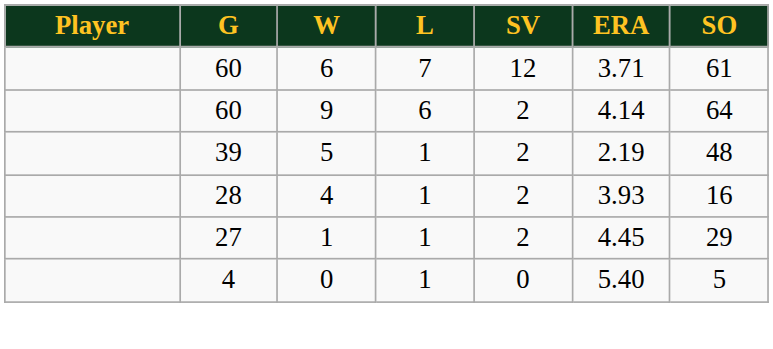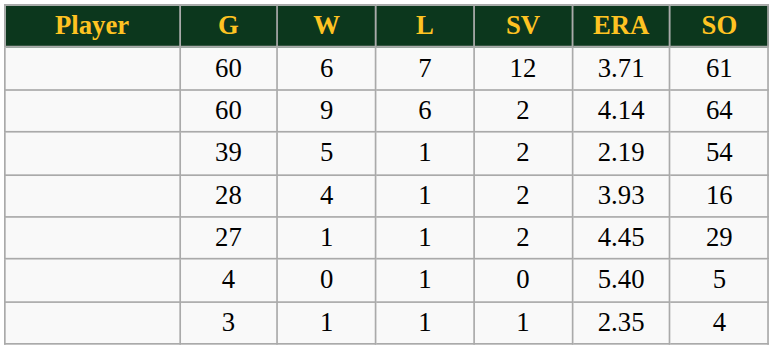(719, 152) 48 -> (719, 152) 54
+ row: (228, 322)
